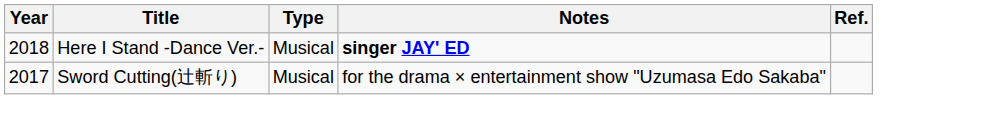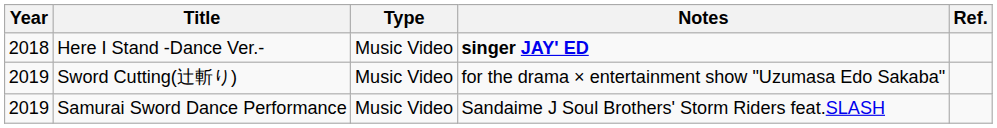(303, 47) Musical -> (404, 47) Music Video
(29, 77) 2017 -> (29, 77) 2019
(303, 77) Musical -> (404, 77) Music Video
+ row: (202, 108)
